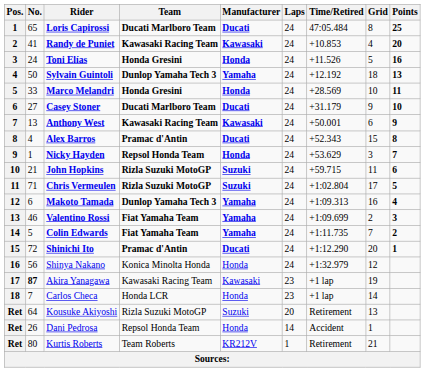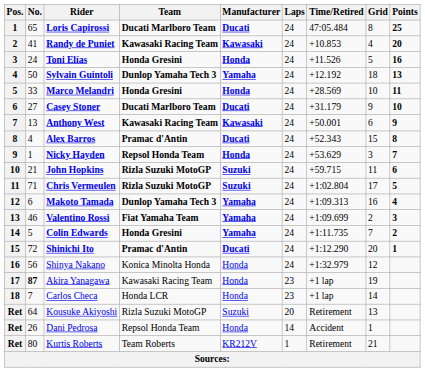(160, 233) Fiat Yamaha Team -> (152, 233) Honda Gresini
(241, 281) Kawasaki -> (235, 281) Honda
